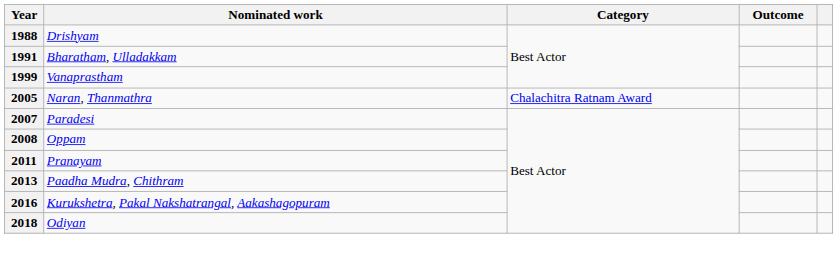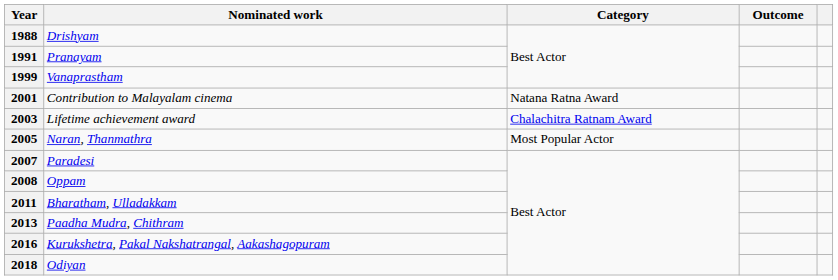(112, 56) Bharatham, Ulladakkam -> (74, 56) Pranayam
+ row: (24, 98)
+ row: (24, 118)
(581, 98) Chalachitra Ratnam Award -> (562, 139) Most Popular Actor
(74, 160) Pranayam -> (112, 202) Bharatham, Ulladakkam
